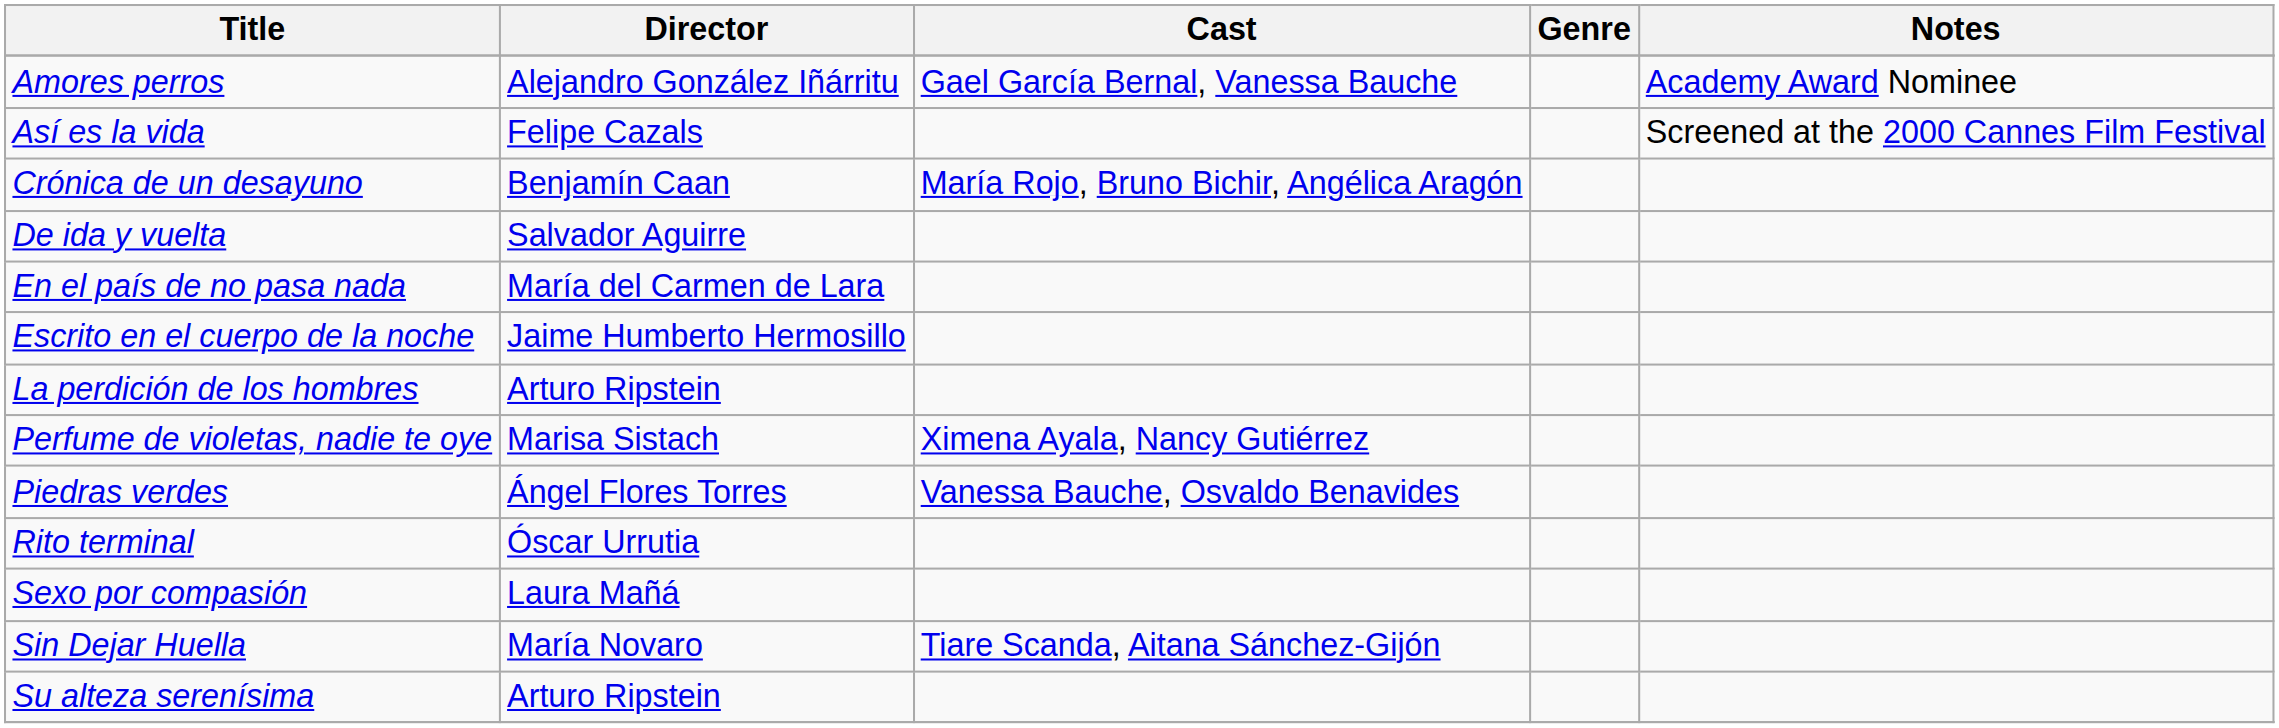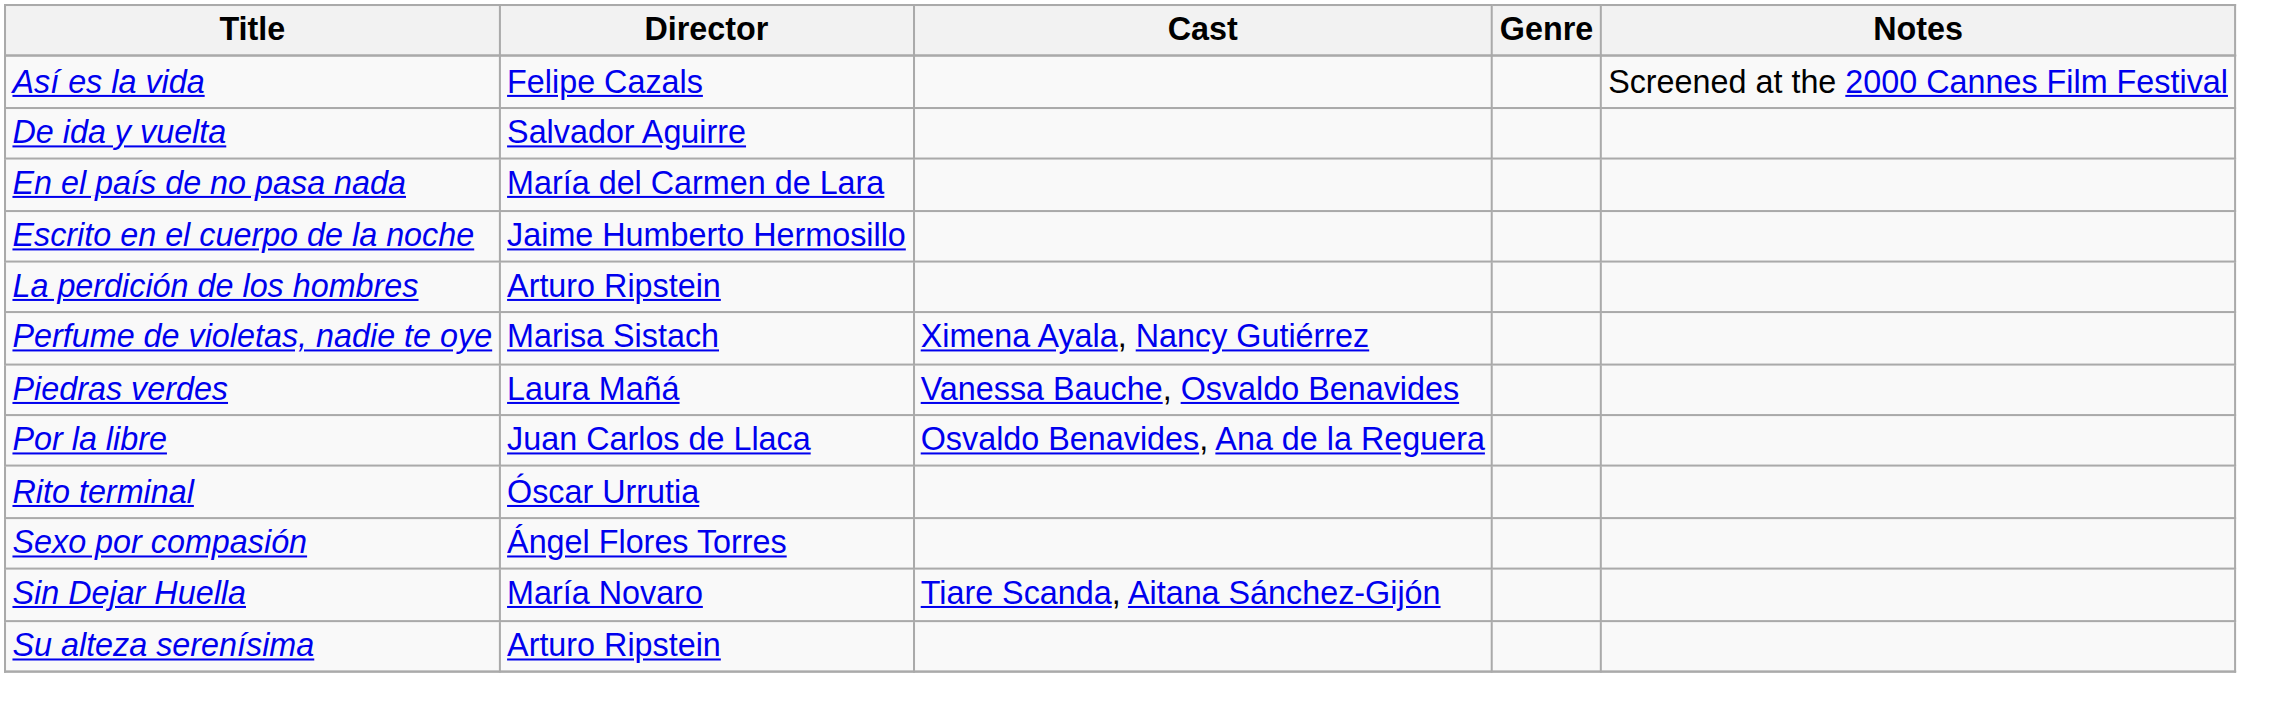- row: (118, 81)
- row: (188, 183)
(647, 491) Ángel Flores Torres -> (593, 388) Laura Mañá
+ row: (90, 440)
(593, 593) Laura Mañá -> (647, 542) Ángel Flores Torres
